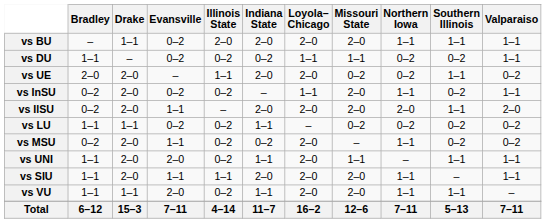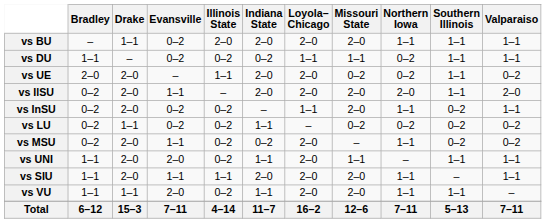(457, 59) 0–2 -> (457, 59) 1–1
rows swapped: (36, 109) <-> (36, 92)
(90, 126) 1–1 -> (90, 126) 0–2
